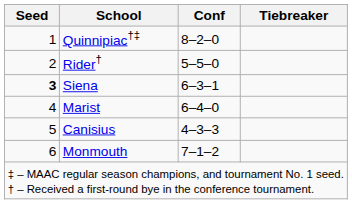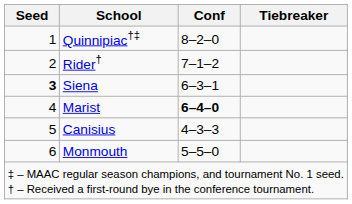(200, 63) 5–5–0 -> (200, 63) 7–1–2
(200, 108) normal -> (200, 108) bold
(200, 151) 7–1–2 -> (200, 151) 5–5–0
